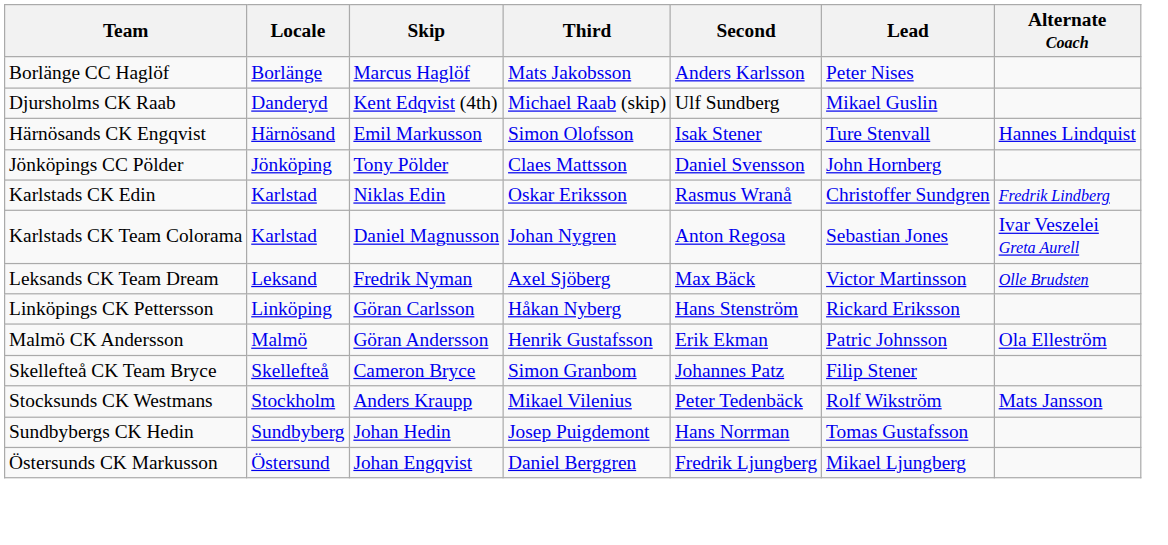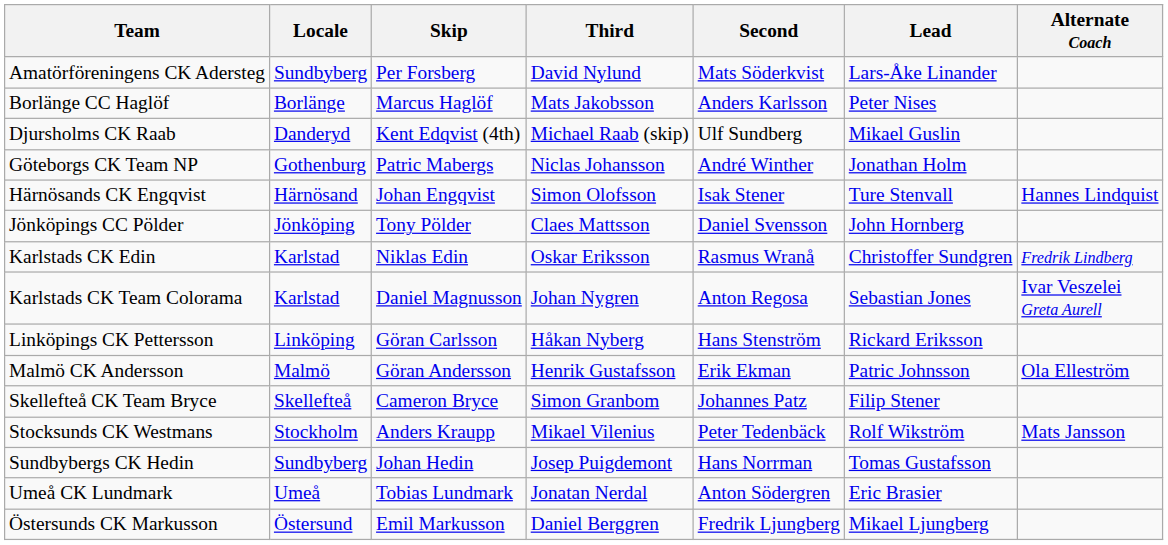+ row: (137, 72)
+ row: (103, 164)
(418, 133) Emil Markusson -> (435, 195) Johan Engqvist
- row: (114, 278)
+ row: (91, 493)
(413, 462) Johan Engqvist -> (440, 523) Emil Markusson
